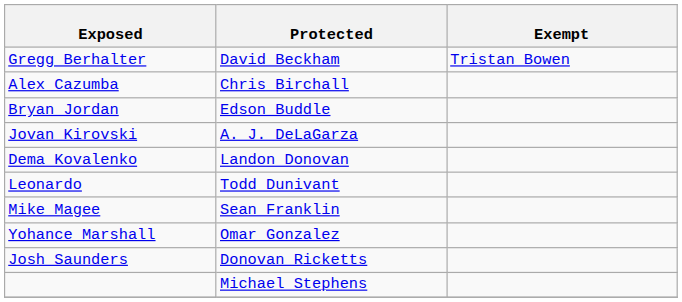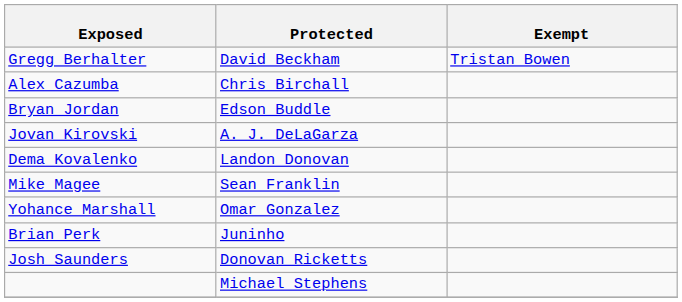- row: (45, 185)
+ row: (54, 235)
